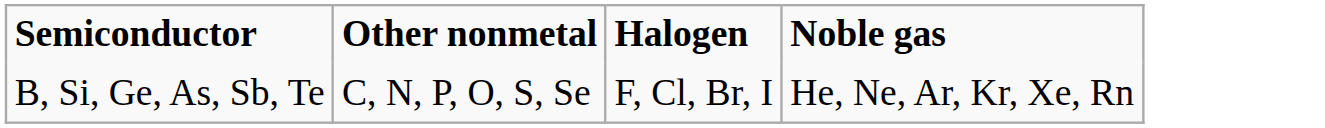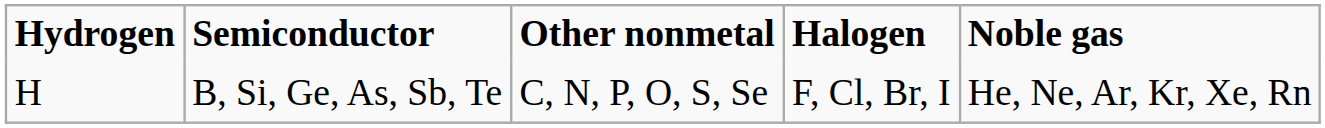+ column: (95, 34)
